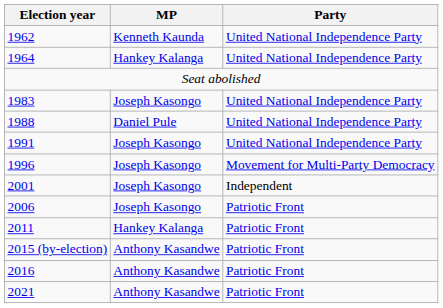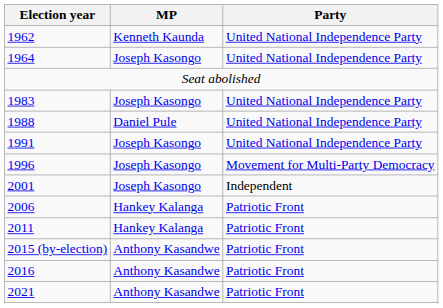(158, 57) Hankey Kalanga -> (157, 57) Joseph Kasongo
(157, 206) Joseph Kasongo -> (158, 206) Hankey Kalanga
